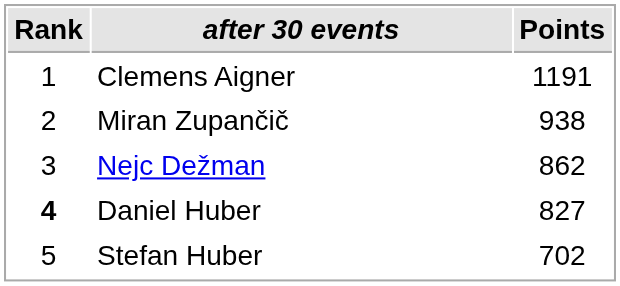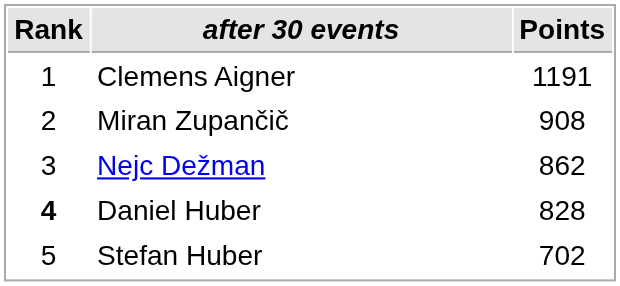(562, 121) 938 -> (562, 121) 908
(562, 211) 827 -> (562, 211) 828
